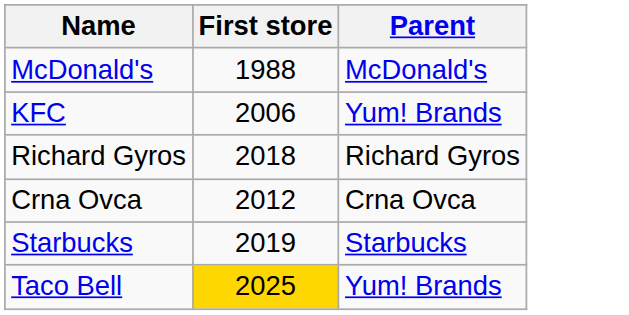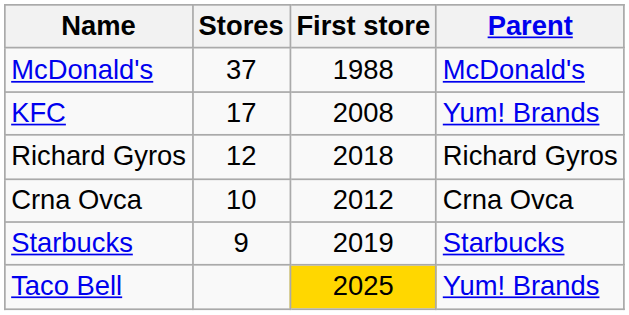+ column: (241, 26)
(266, 112) 2006 -> (363, 112) 2008
